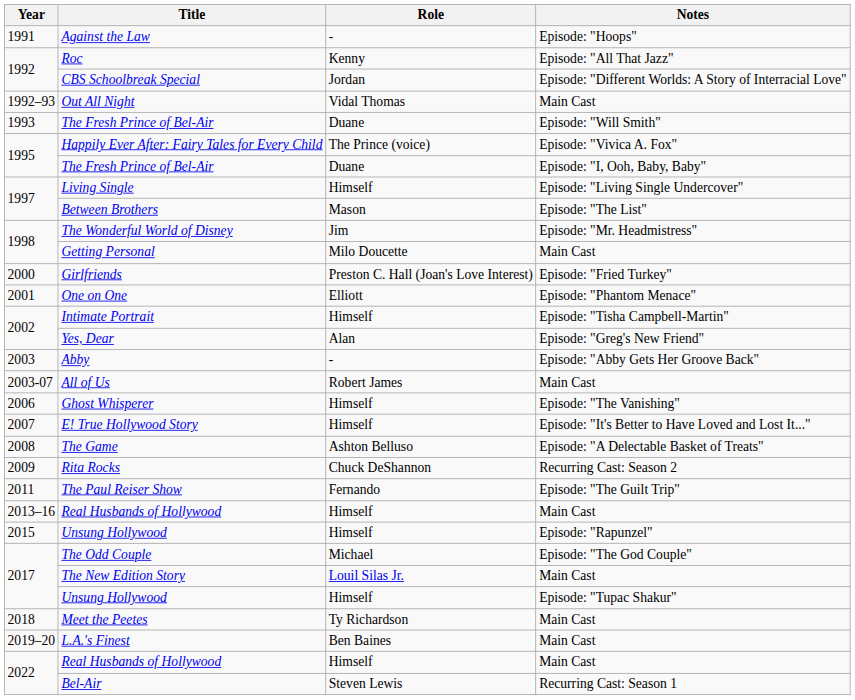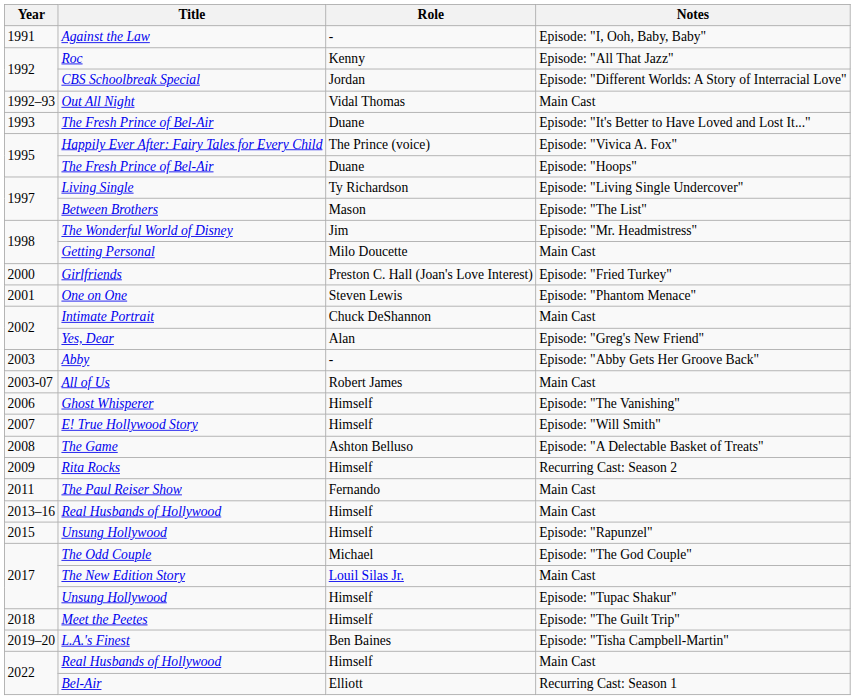(588, 36) Episode: "Hoops" -> (623, 36) Episode: "I, Ooh, Baby, Baby"
(600, 123) Episode: "Will Smith" -> (675, 123) Episode: "It's Better to Have Loved and Lost It..."
(623, 166) Episode: "I, Ooh, Baby, Baby" -> (588, 166) Episode: "Hoops"
(351, 187) Himself -> (368, 187) Ty Richardson
(346, 295) Elliott -> (366, 295) Steven Lewis
(351, 317) Himself -> (380, 317) Chuck DeShannon
(634, 317) Episode: "Tisha Campbell-Martin" -> (567, 317) Main Cast
(675, 425) Episode: "It's Better to Have Loved and Lost It..." -> (600, 425) Episode: "Will Smith"
(380, 468) Chuck DeShannon -> (351, 468) Himself
(609, 489) Episode: "The Guilt Trip" -> (567, 489) Main Cast
(368, 619) Ty Richardson -> (351, 619) Himself
(567, 619) Main Cast -> (609, 619) Episode: "The Guilt Trip"
(567, 640) Main Cast -> (634, 640) Episode: "Tisha Campbell-Martin"
(366, 683) Steven Lewis -> (346, 683) Elliott
